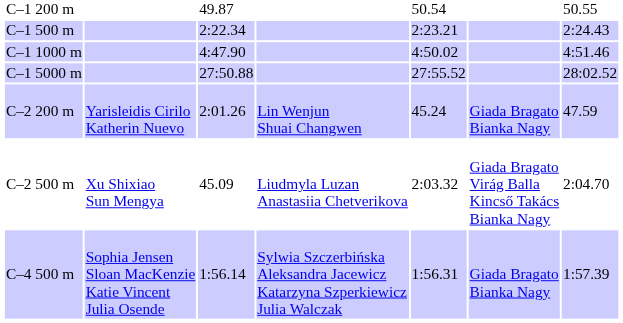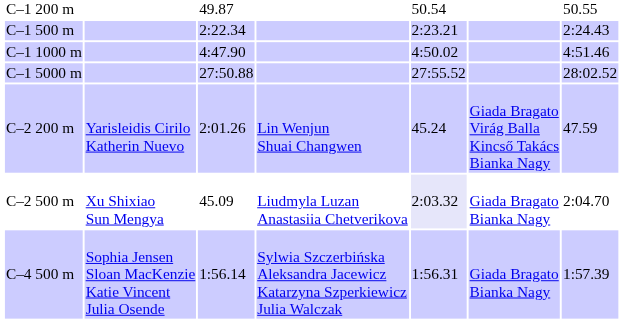(514, 119) Giada Bragato Bianka Nagy -> (514, 137) Giada Bragato Virág Balla Kincső Takács Bianka Nagy
(435, 184) no background -> (435, 201) lavender background
(514, 192) Giada Bragato Virág Balla Kincső Takács Bianka Nagy -> (514, 210) Giada Bragato Bianka Nagy
